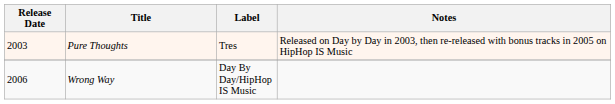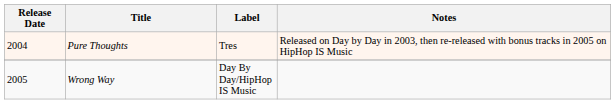(17, 46) 2003 -> (17, 46) 2004
(17, 79) 2006 -> (17, 79) 2005
